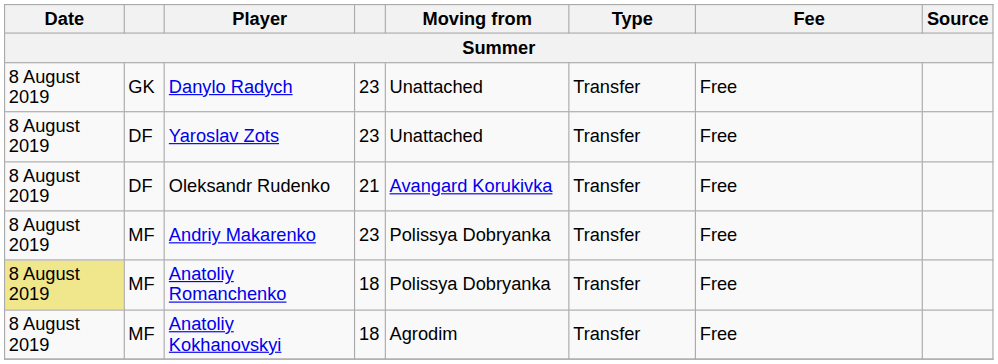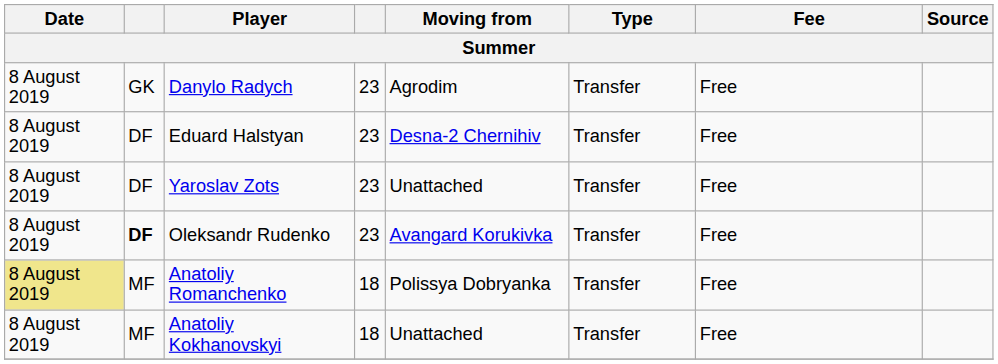(436, 87) Unattached -> (424, 87) Agrodim
+ row: (236, 136)
(141, 185) normal -> (141, 235) bold
(369, 185) 21 -> (369, 235) 23
- row: (242, 235)
(424, 334) Agrodim -> (436, 334) Unattached
